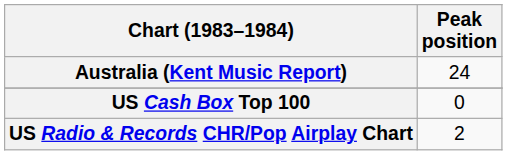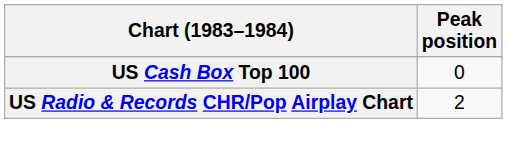- row: (211, 72)
